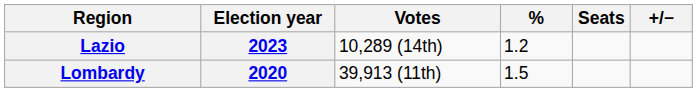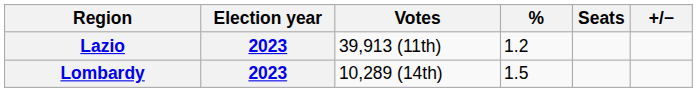(391, 45) 10,289 (14th) -> (390, 45) 39,913 (11th)
(268, 73) 2020 -> (268, 73) 2023
(390, 73) 39,913 (11th) -> (391, 73) 10,289 (14th)
